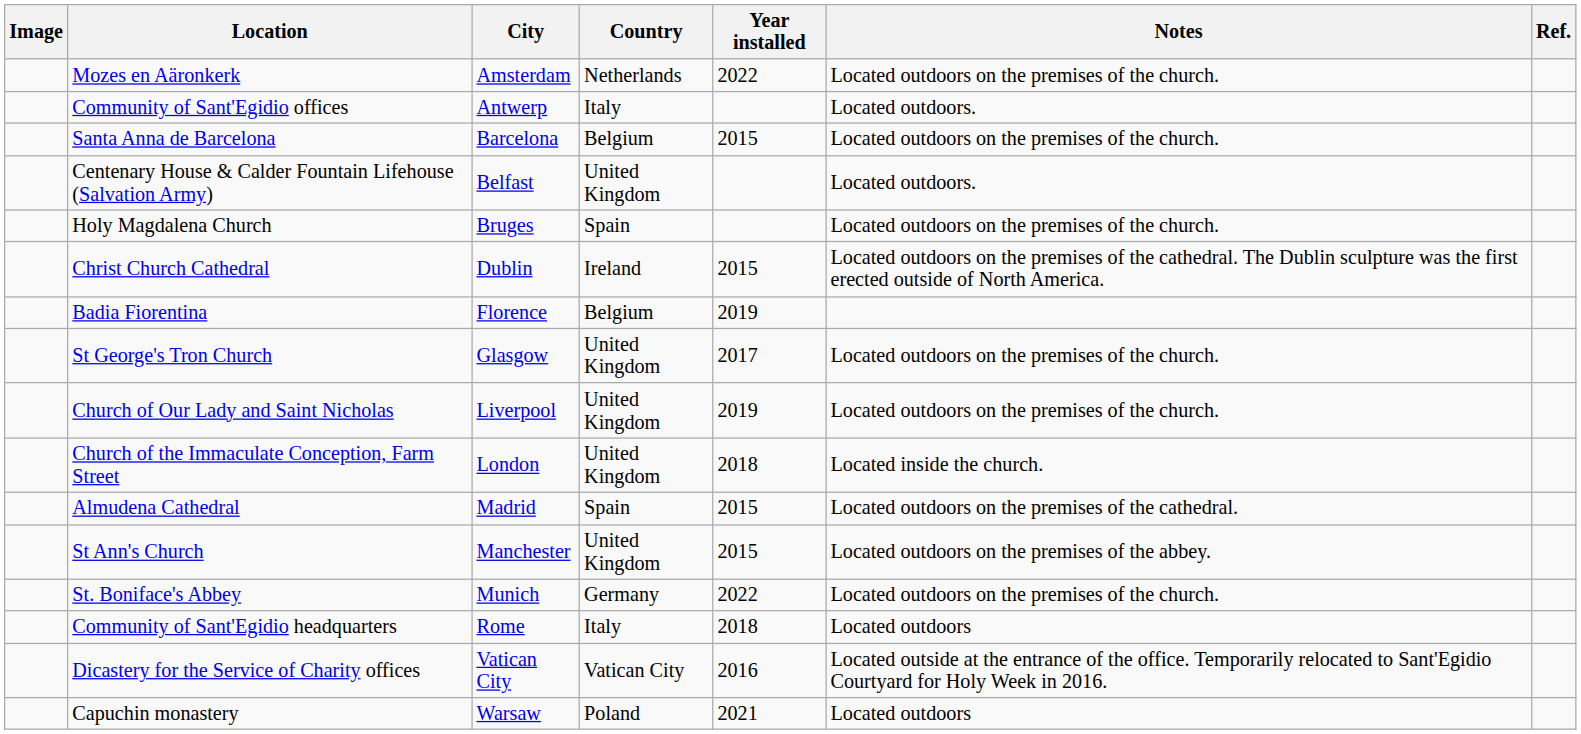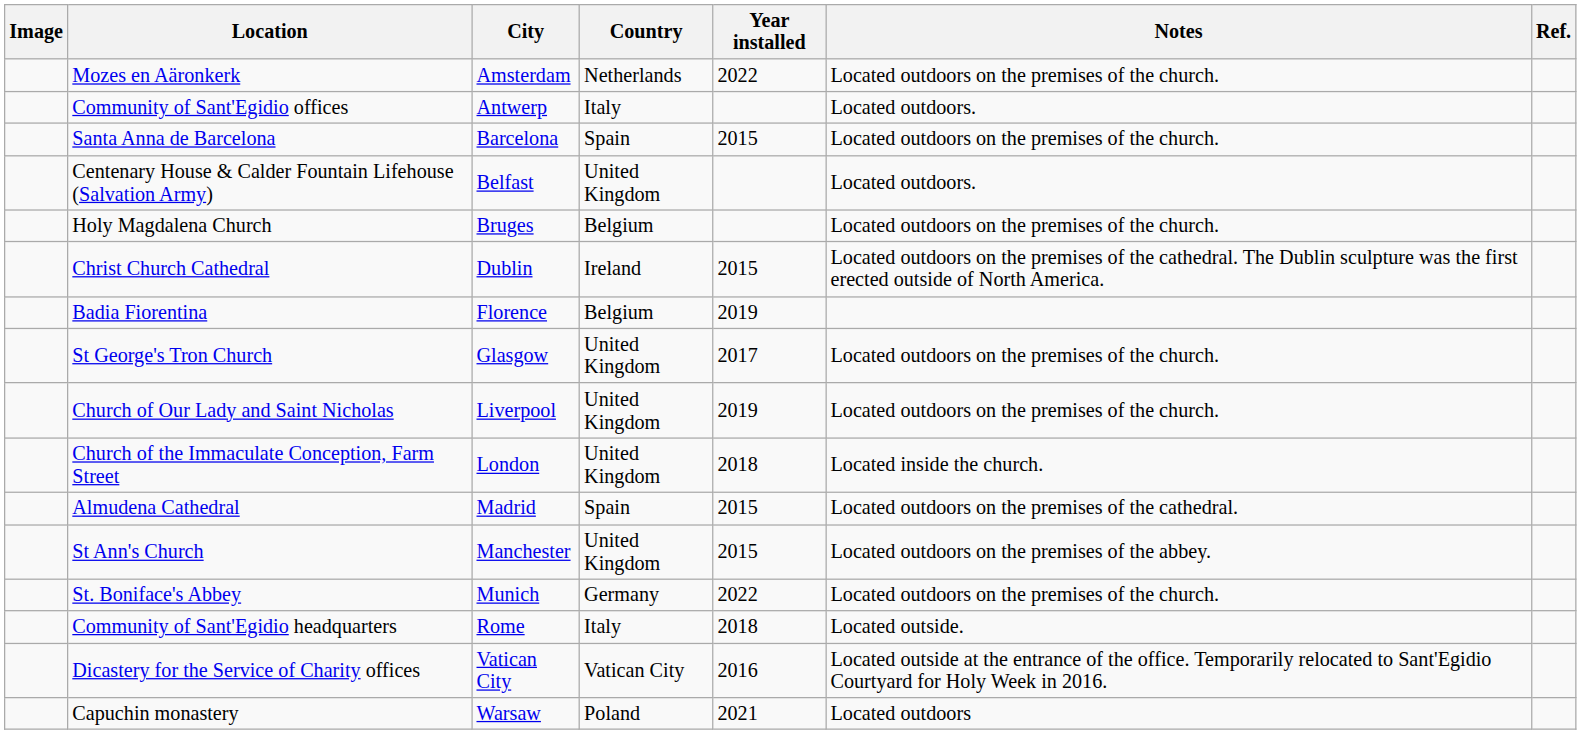(619, 139) Belgium -> (607, 139) Spain
(607, 225) Spain -> (619, 225) Belgium
(901, 626) Located outdoors -> (897, 626) Located outside.
